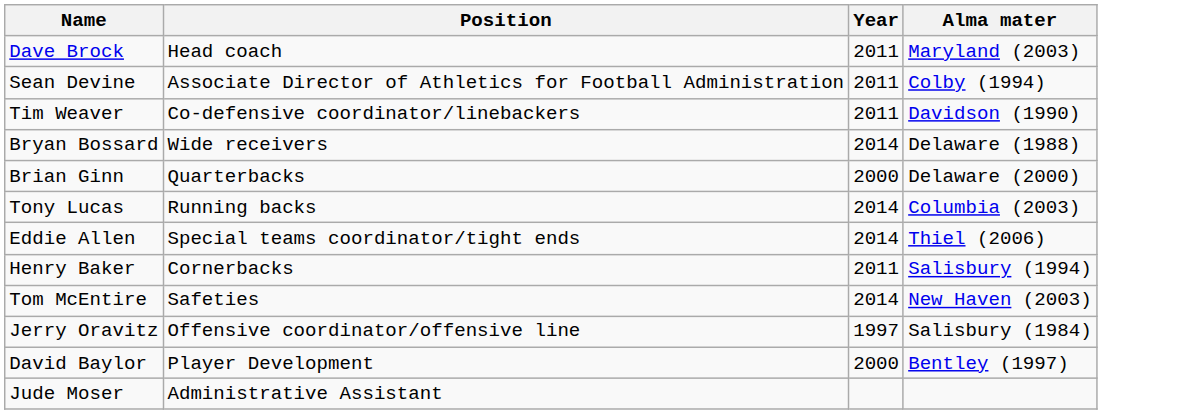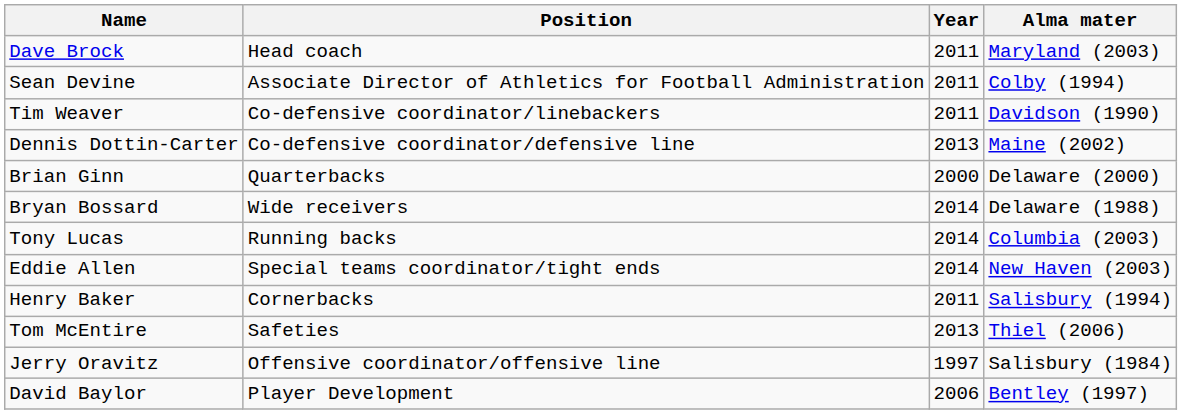+ row: (124, 145)
rows swapped: (67, 176) <-> (84, 145)
(977, 238) Thiel (2006) -> (1080, 269) New Haven (2003)
(876, 301) 2014 -> (956, 332) 2013
(1000, 301) New Haven (2003) -> (1057, 332) Thiel (2006)
(876, 363) 2000 -> (956, 394) 2006
- row: (67, 394)
